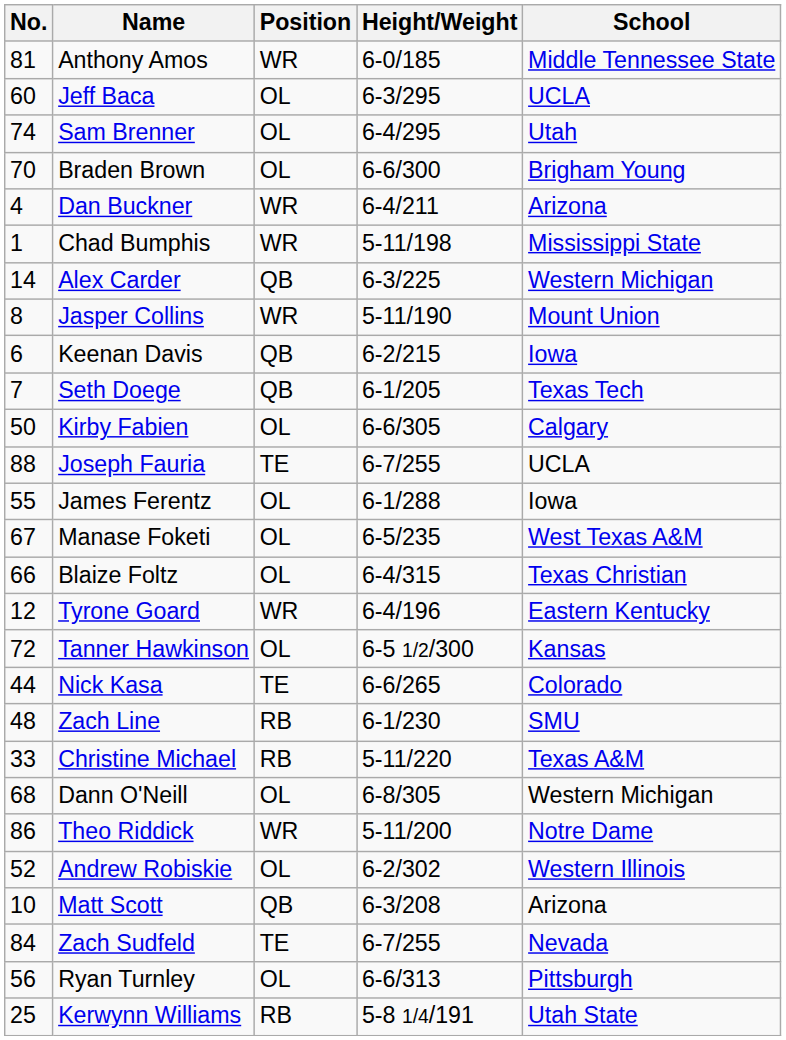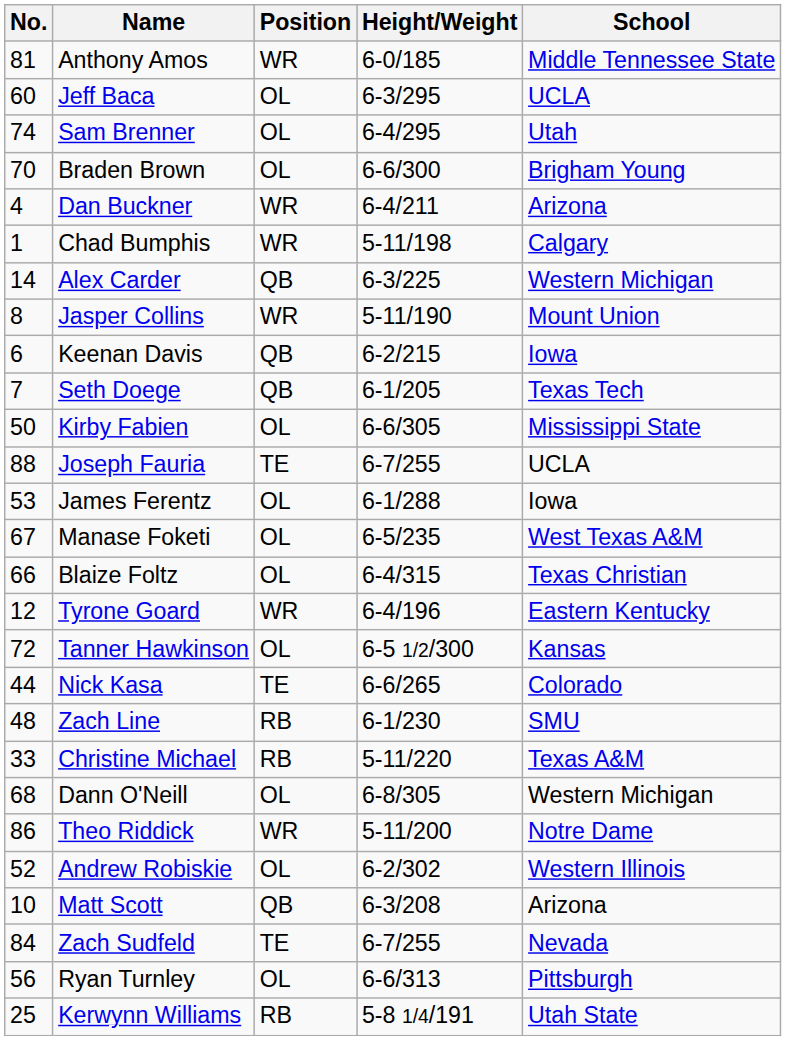(614, 243) Mississippi State -> (568, 243) Calgary
(568, 427) Calgary -> (614, 427) Mississippi State
(23, 501) 55 -> (23, 501) 53
